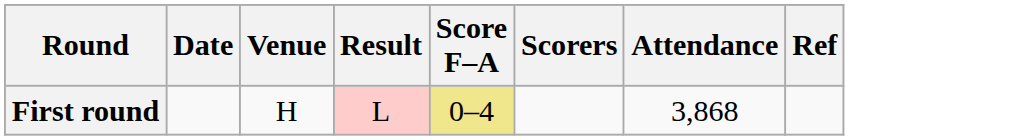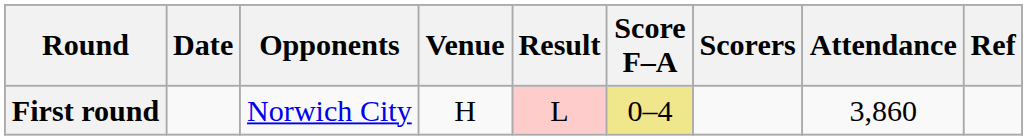+ column: (329, 45)
(705, 109) 3,868 -> (883, 109) 3,860
